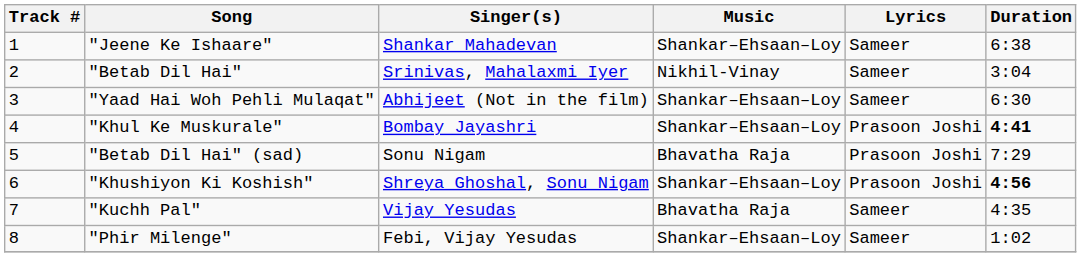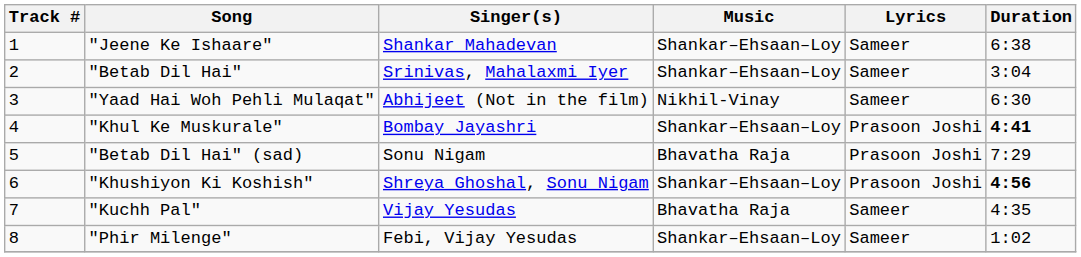(718, 74) Nikhil-Vinay -> (749, 74) Shankar–Ehsaan–Loy
(749, 101) Shankar–Ehsaan–Loy -> (718, 101) Nikhil-Vinay
